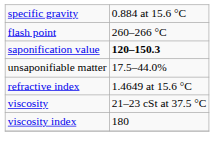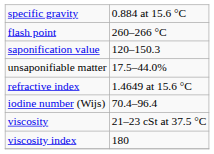(136, 49) bold -> (136, 49) normal
+ row: (57, 103)
